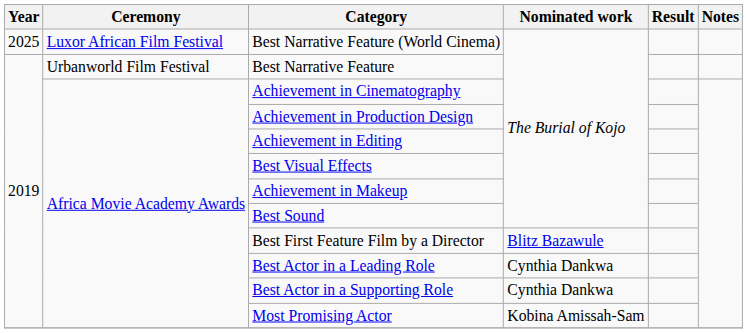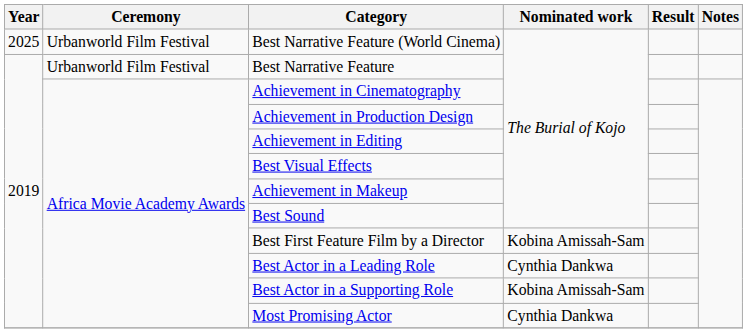(135, 41) Luxor African Film Festival -> (128, 41) Urbanworld Film Festival
(555, 240) Blitz Bazawule -> (576, 240) Kobina Amissah-Sam
(560, 290) Cynthia Dankwa -> (576, 290) Kobina Amissah-Sam
(576, 315) Kobina Amissah-Sam -> (560, 315) Cynthia Dankwa
